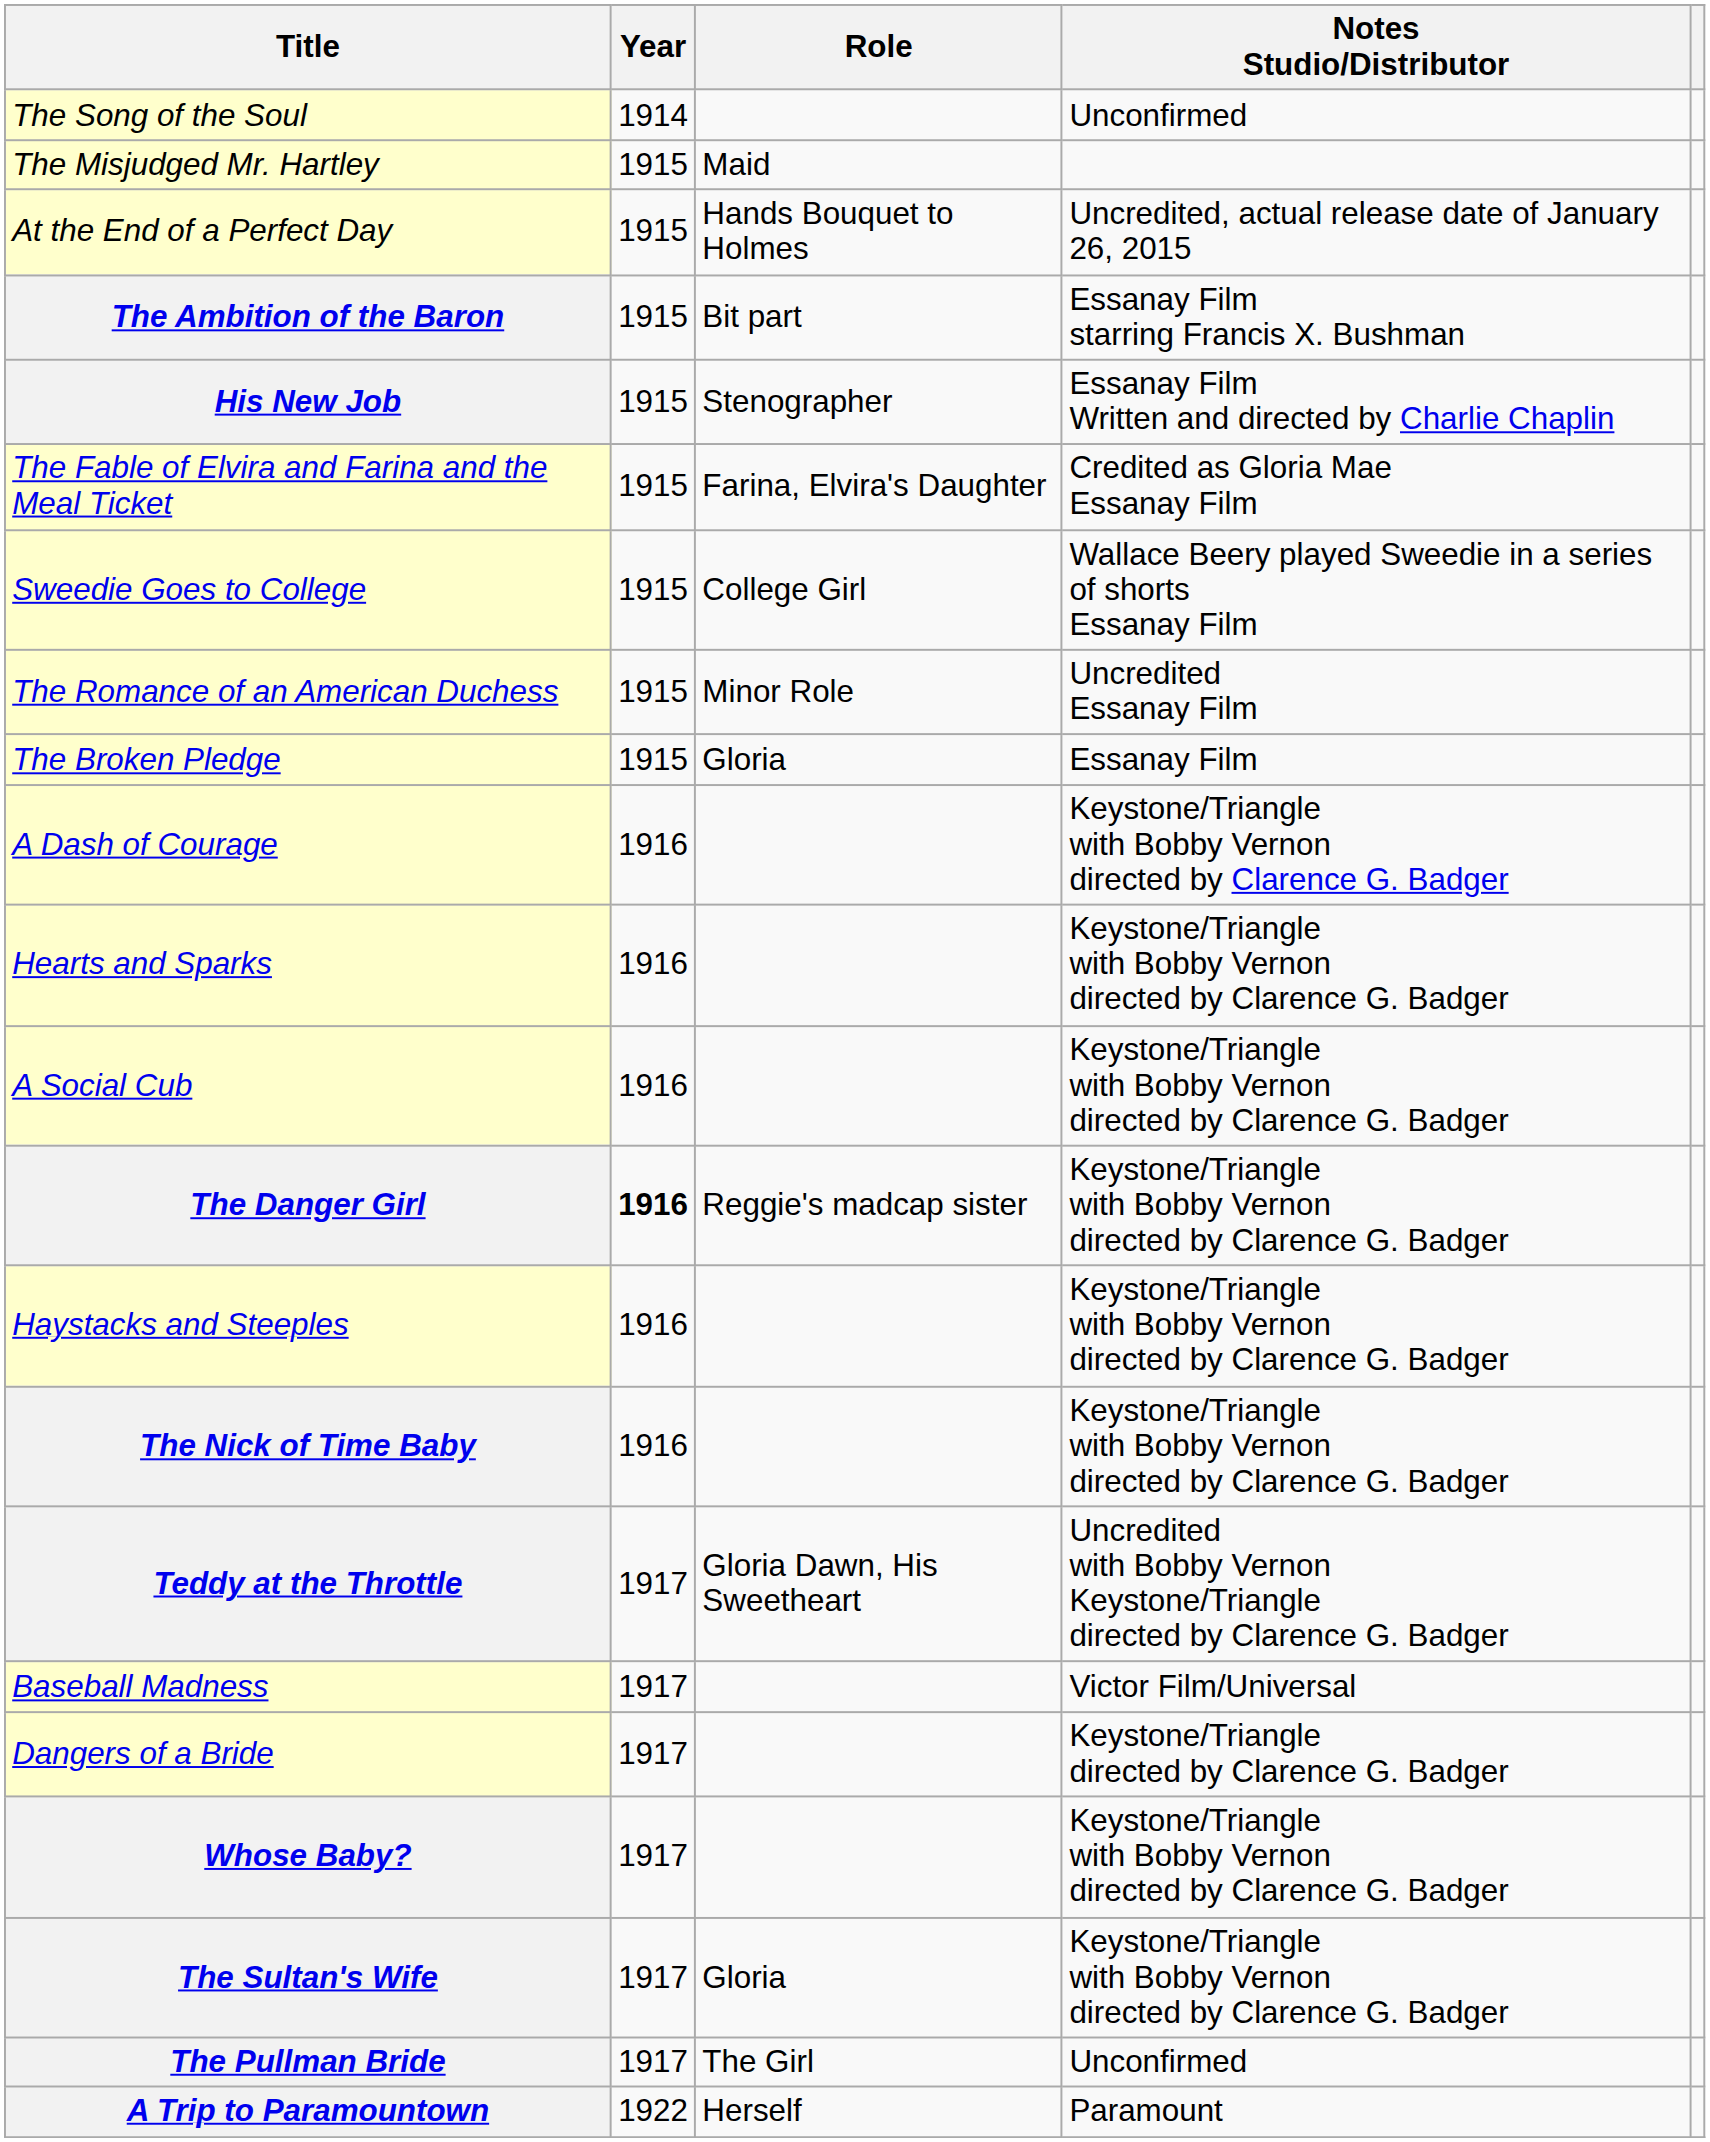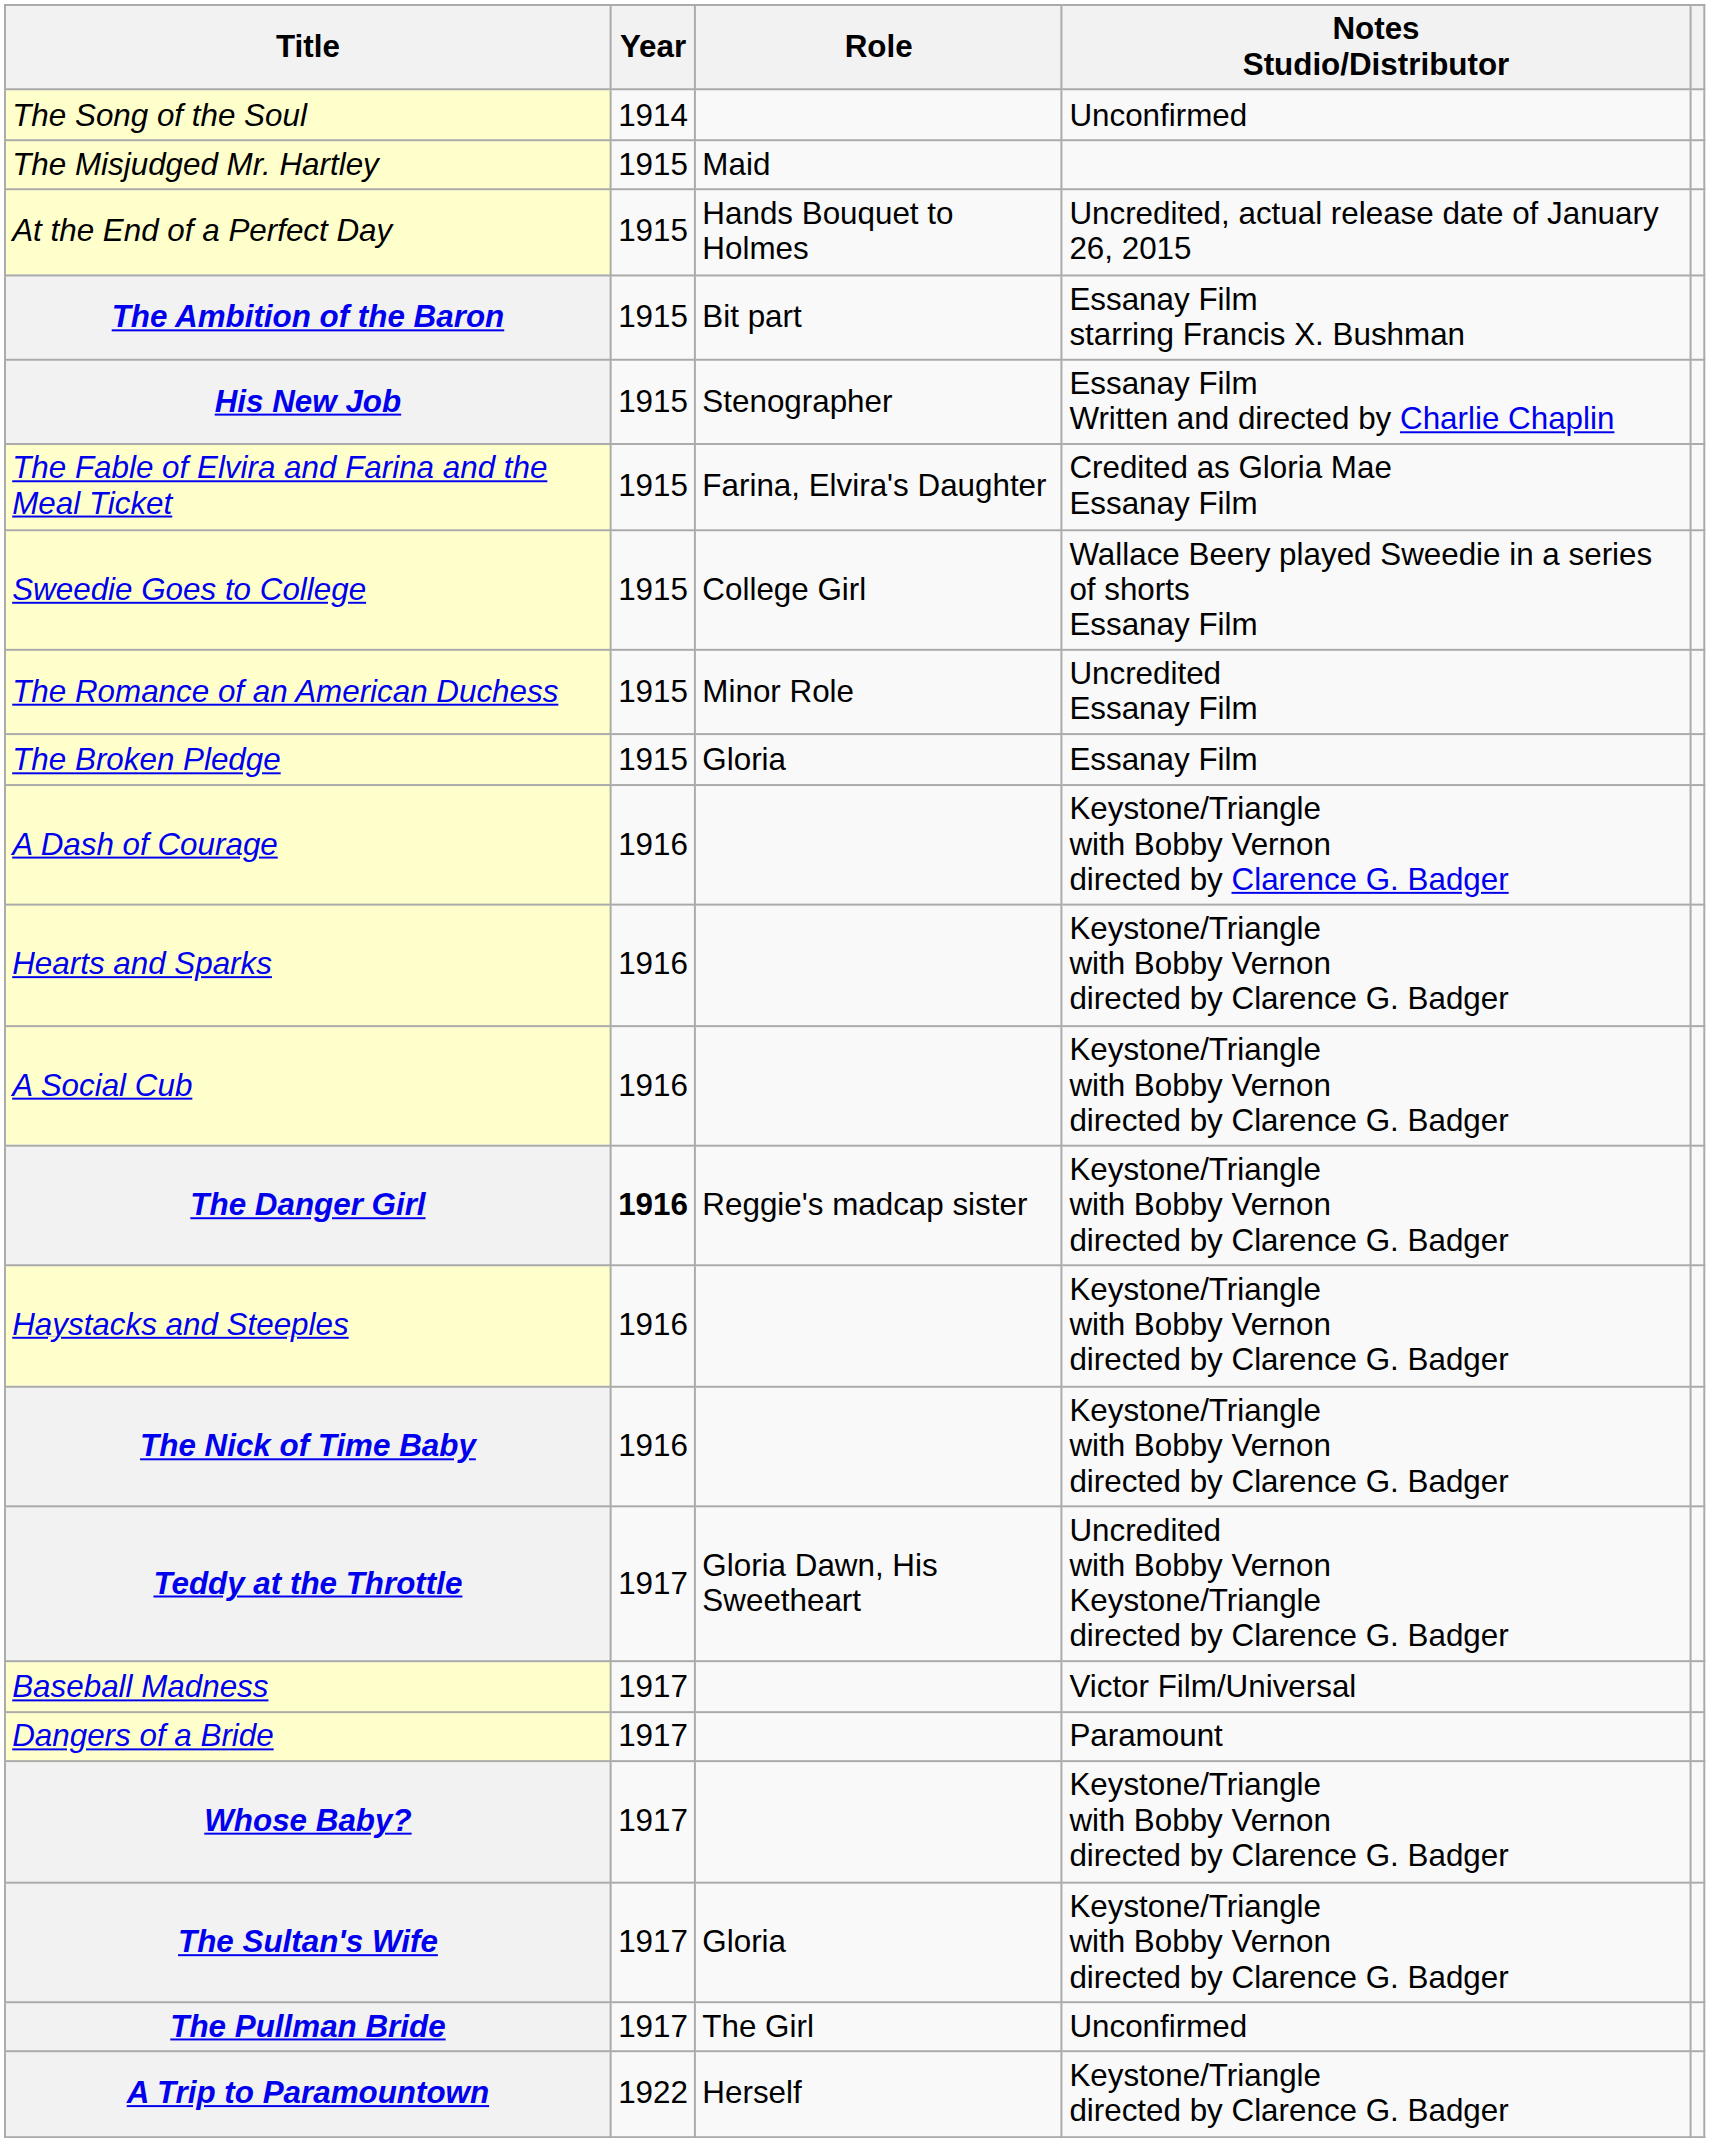(1289, 1753) Keystone/Triangle directed by Clarence G. Badger -> (1146, 1736) Paramount
(1146, 2111) Paramount -> (1289, 2093) Keystone/Triangle directed by Clarence G. Badger
